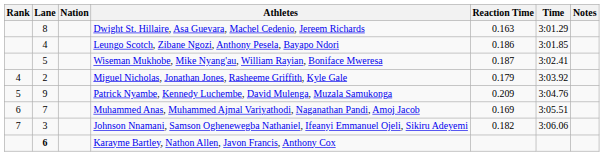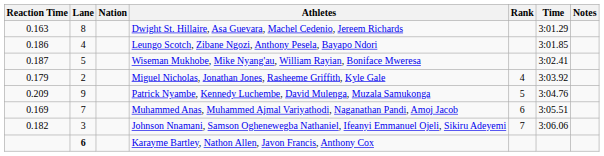columns swapped: (18, 12) <-> (503, 12)
